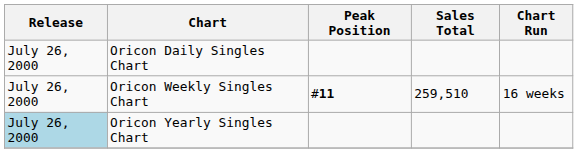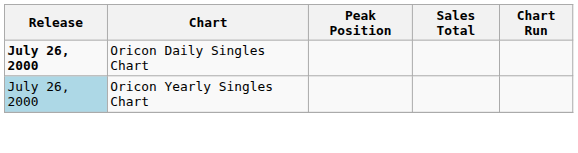(39, 58) normal -> (39, 58) bold
- row: (191, 94)
